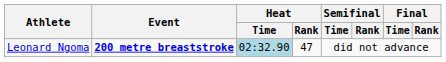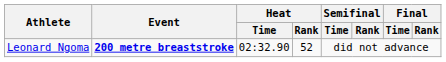(264, 47) lightblue background -> (264, 47) no background
(307, 47) 47 -> (307, 47) 52
